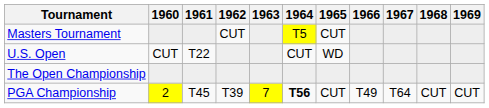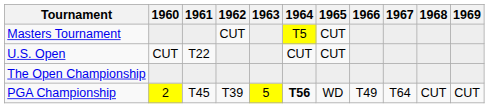(333, 54) WD -> (333, 54) CUT
(266, 93) 7 -> (266, 93) 5
(333, 93) CUT -> (333, 93) WD
